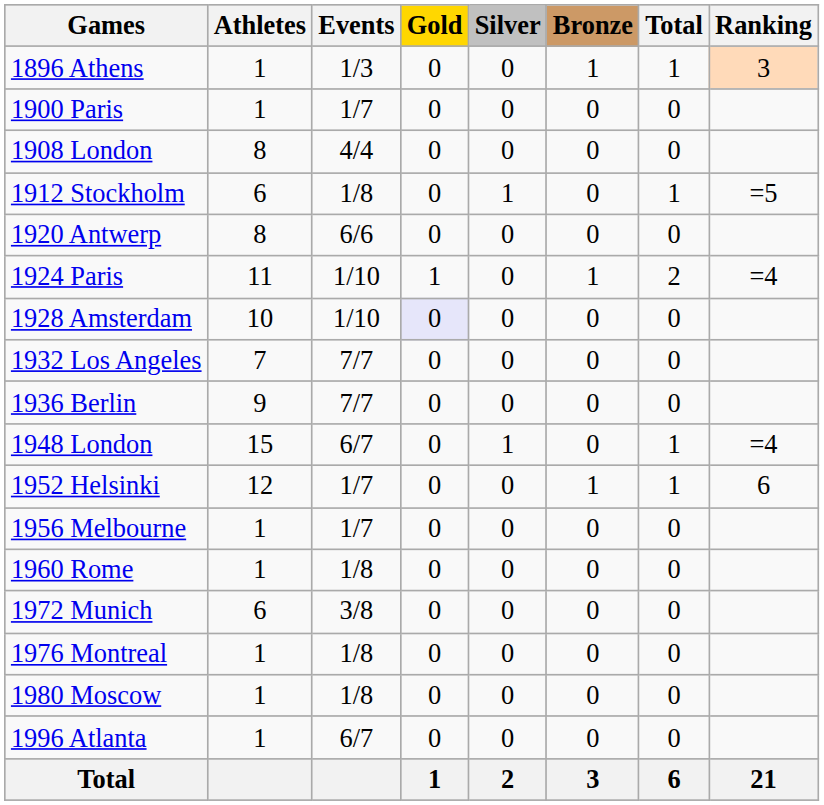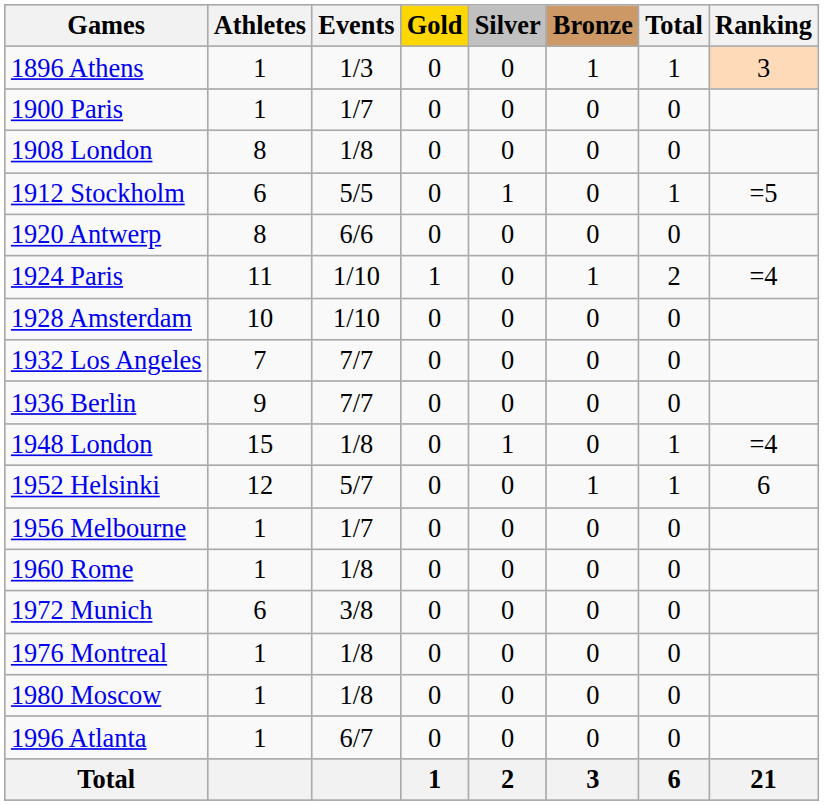(356, 151) 4/4 -> (356, 151) 1/8
(356, 192) 1/8 -> (356, 192) 5/5
(435, 318) lavender background -> (435, 318) no background
(356, 444) 6/7 -> (356, 444) 1/8
(356, 485) 1/7 -> (356, 485) 5/7
